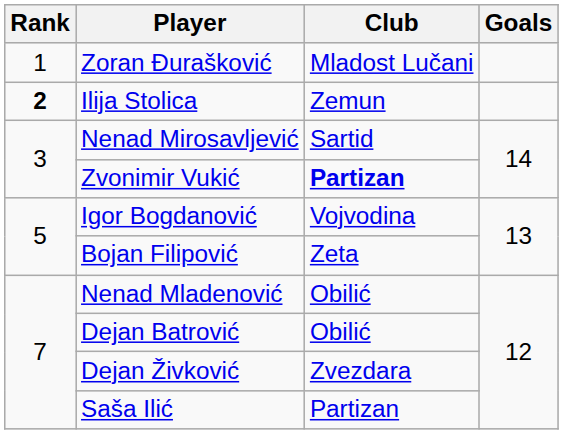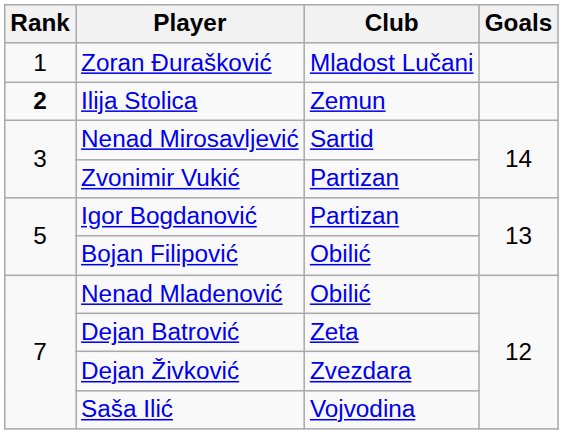(357, 178) bold -> (354, 178) normal
(363, 216) Vojvodina -> (354, 216) Partizan
(334, 255) Zeta -> (340, 255) Obilić
(340, 332) Obilić -> (334, 332) Zeta
(354, 409) Partizan -> (363, 409) Vojvodina
